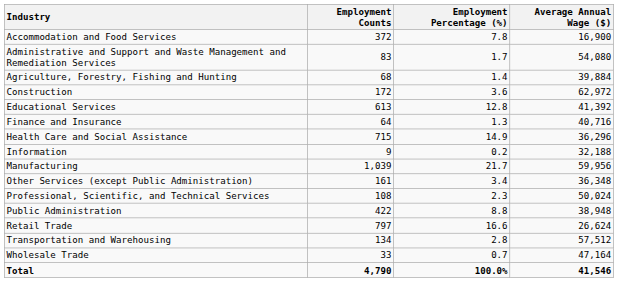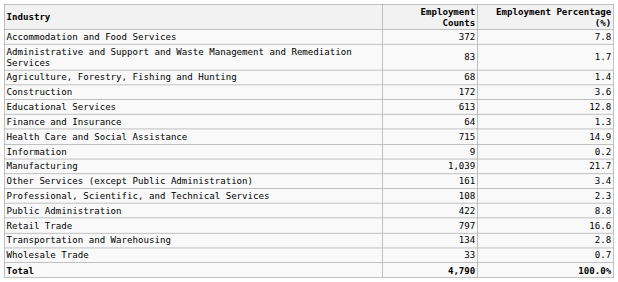- column: (573, 17)
